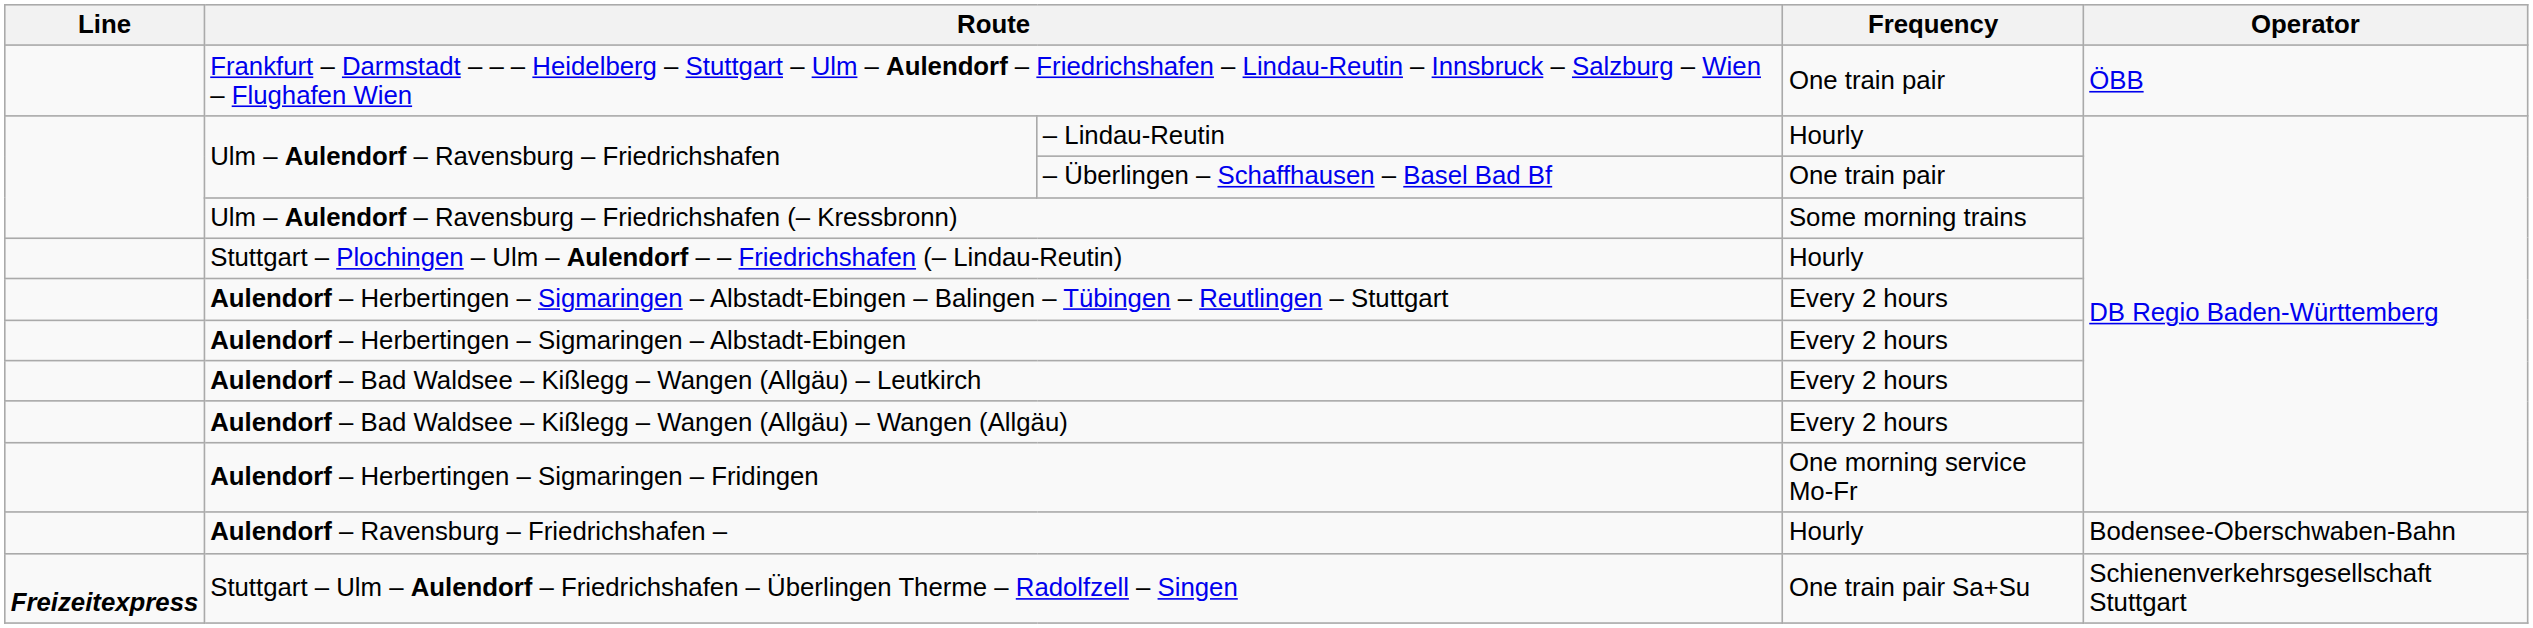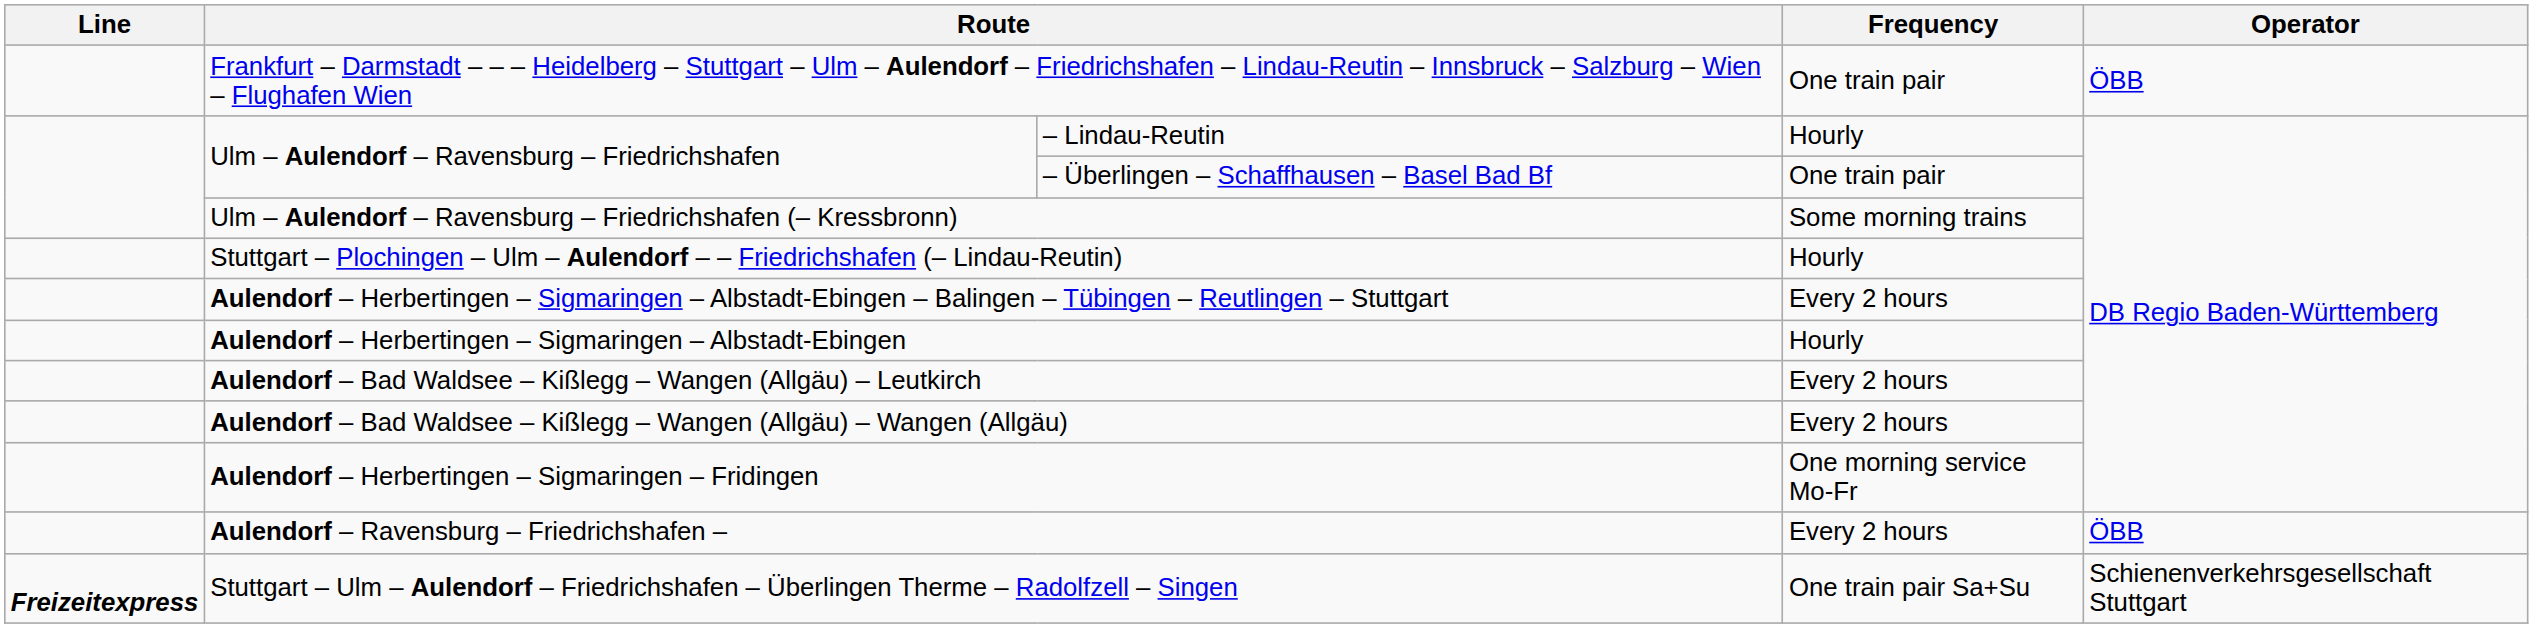(1868, 339) Every 2 hours -> (1826, 339) Hourly
(1826, 532) Hourly -> (1868, 532) Every 2 hours
(2273, 532) Bodensee-Oberschwaben-Bahn -> (2116, 532) ÖBB
